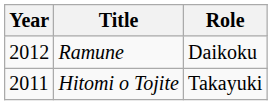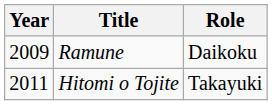(29, 52) 2012 -> (29, 52) 2009
